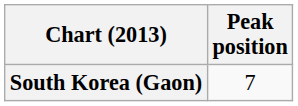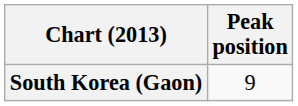(250, 82) 7 -> (250, 82) 9
